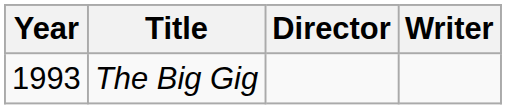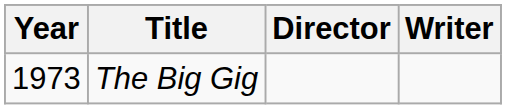(46, 77) 1993 -> (46, 77) 1973
